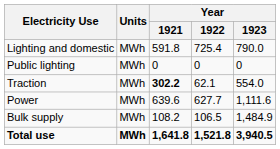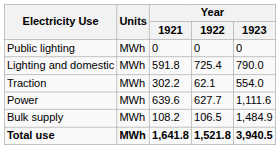rows swapped: (61, 48) <-> (41, 65)
(166, 83) bold -> (166, 83) normal
